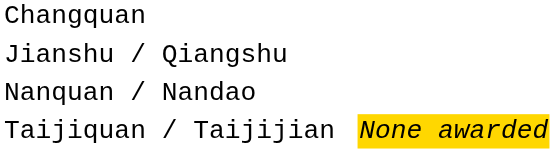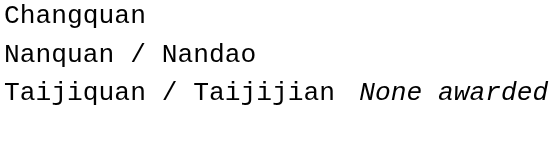- row: (146, 55)
(454, 131) gold background -> (454, 93) no background
